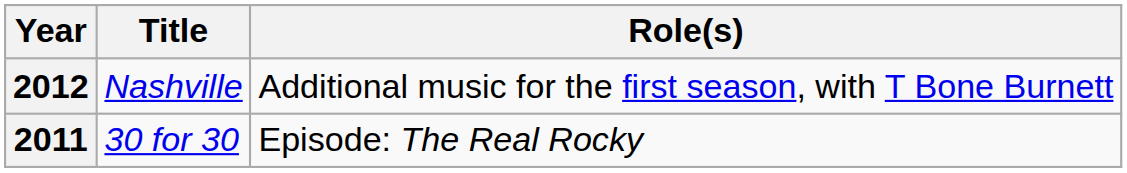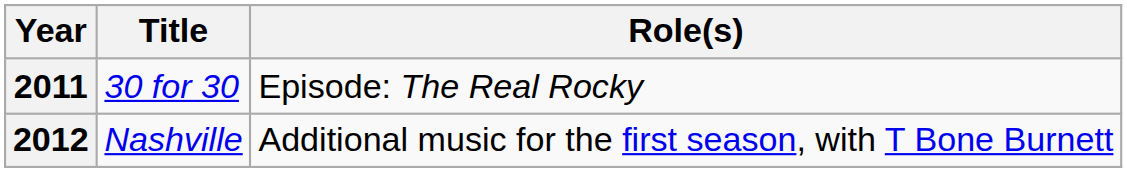rows swapped: (51, 139) <-> (51, 85)
